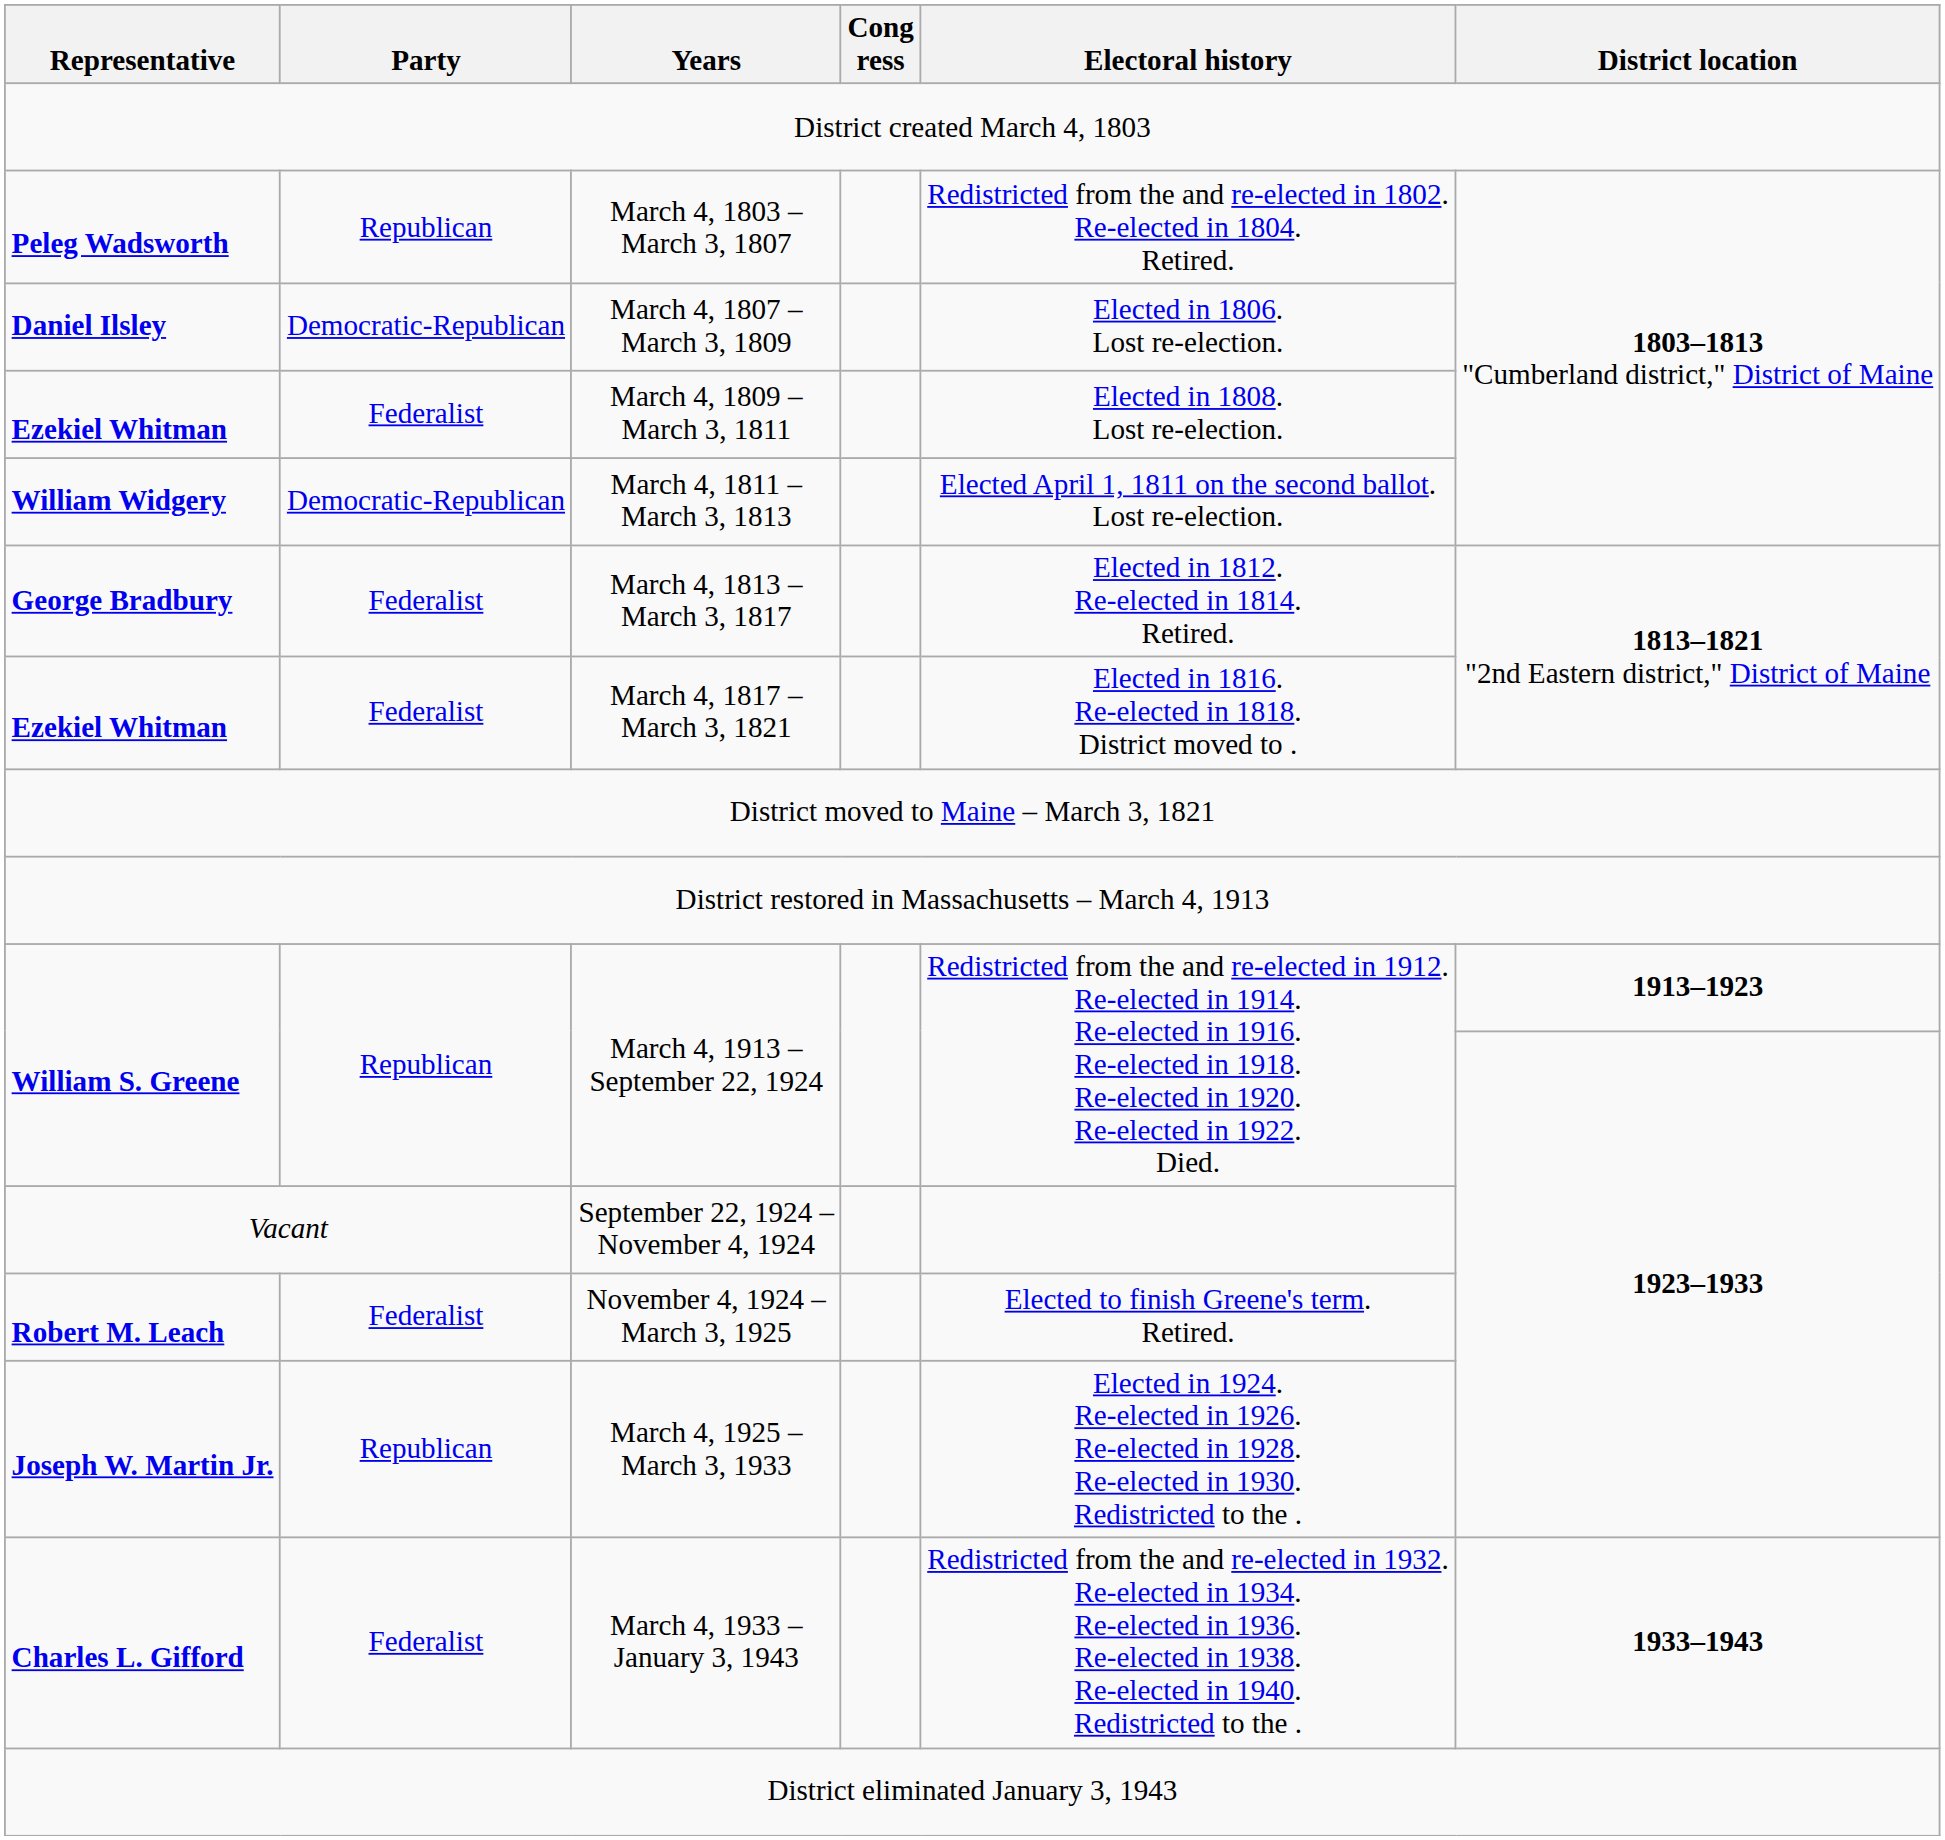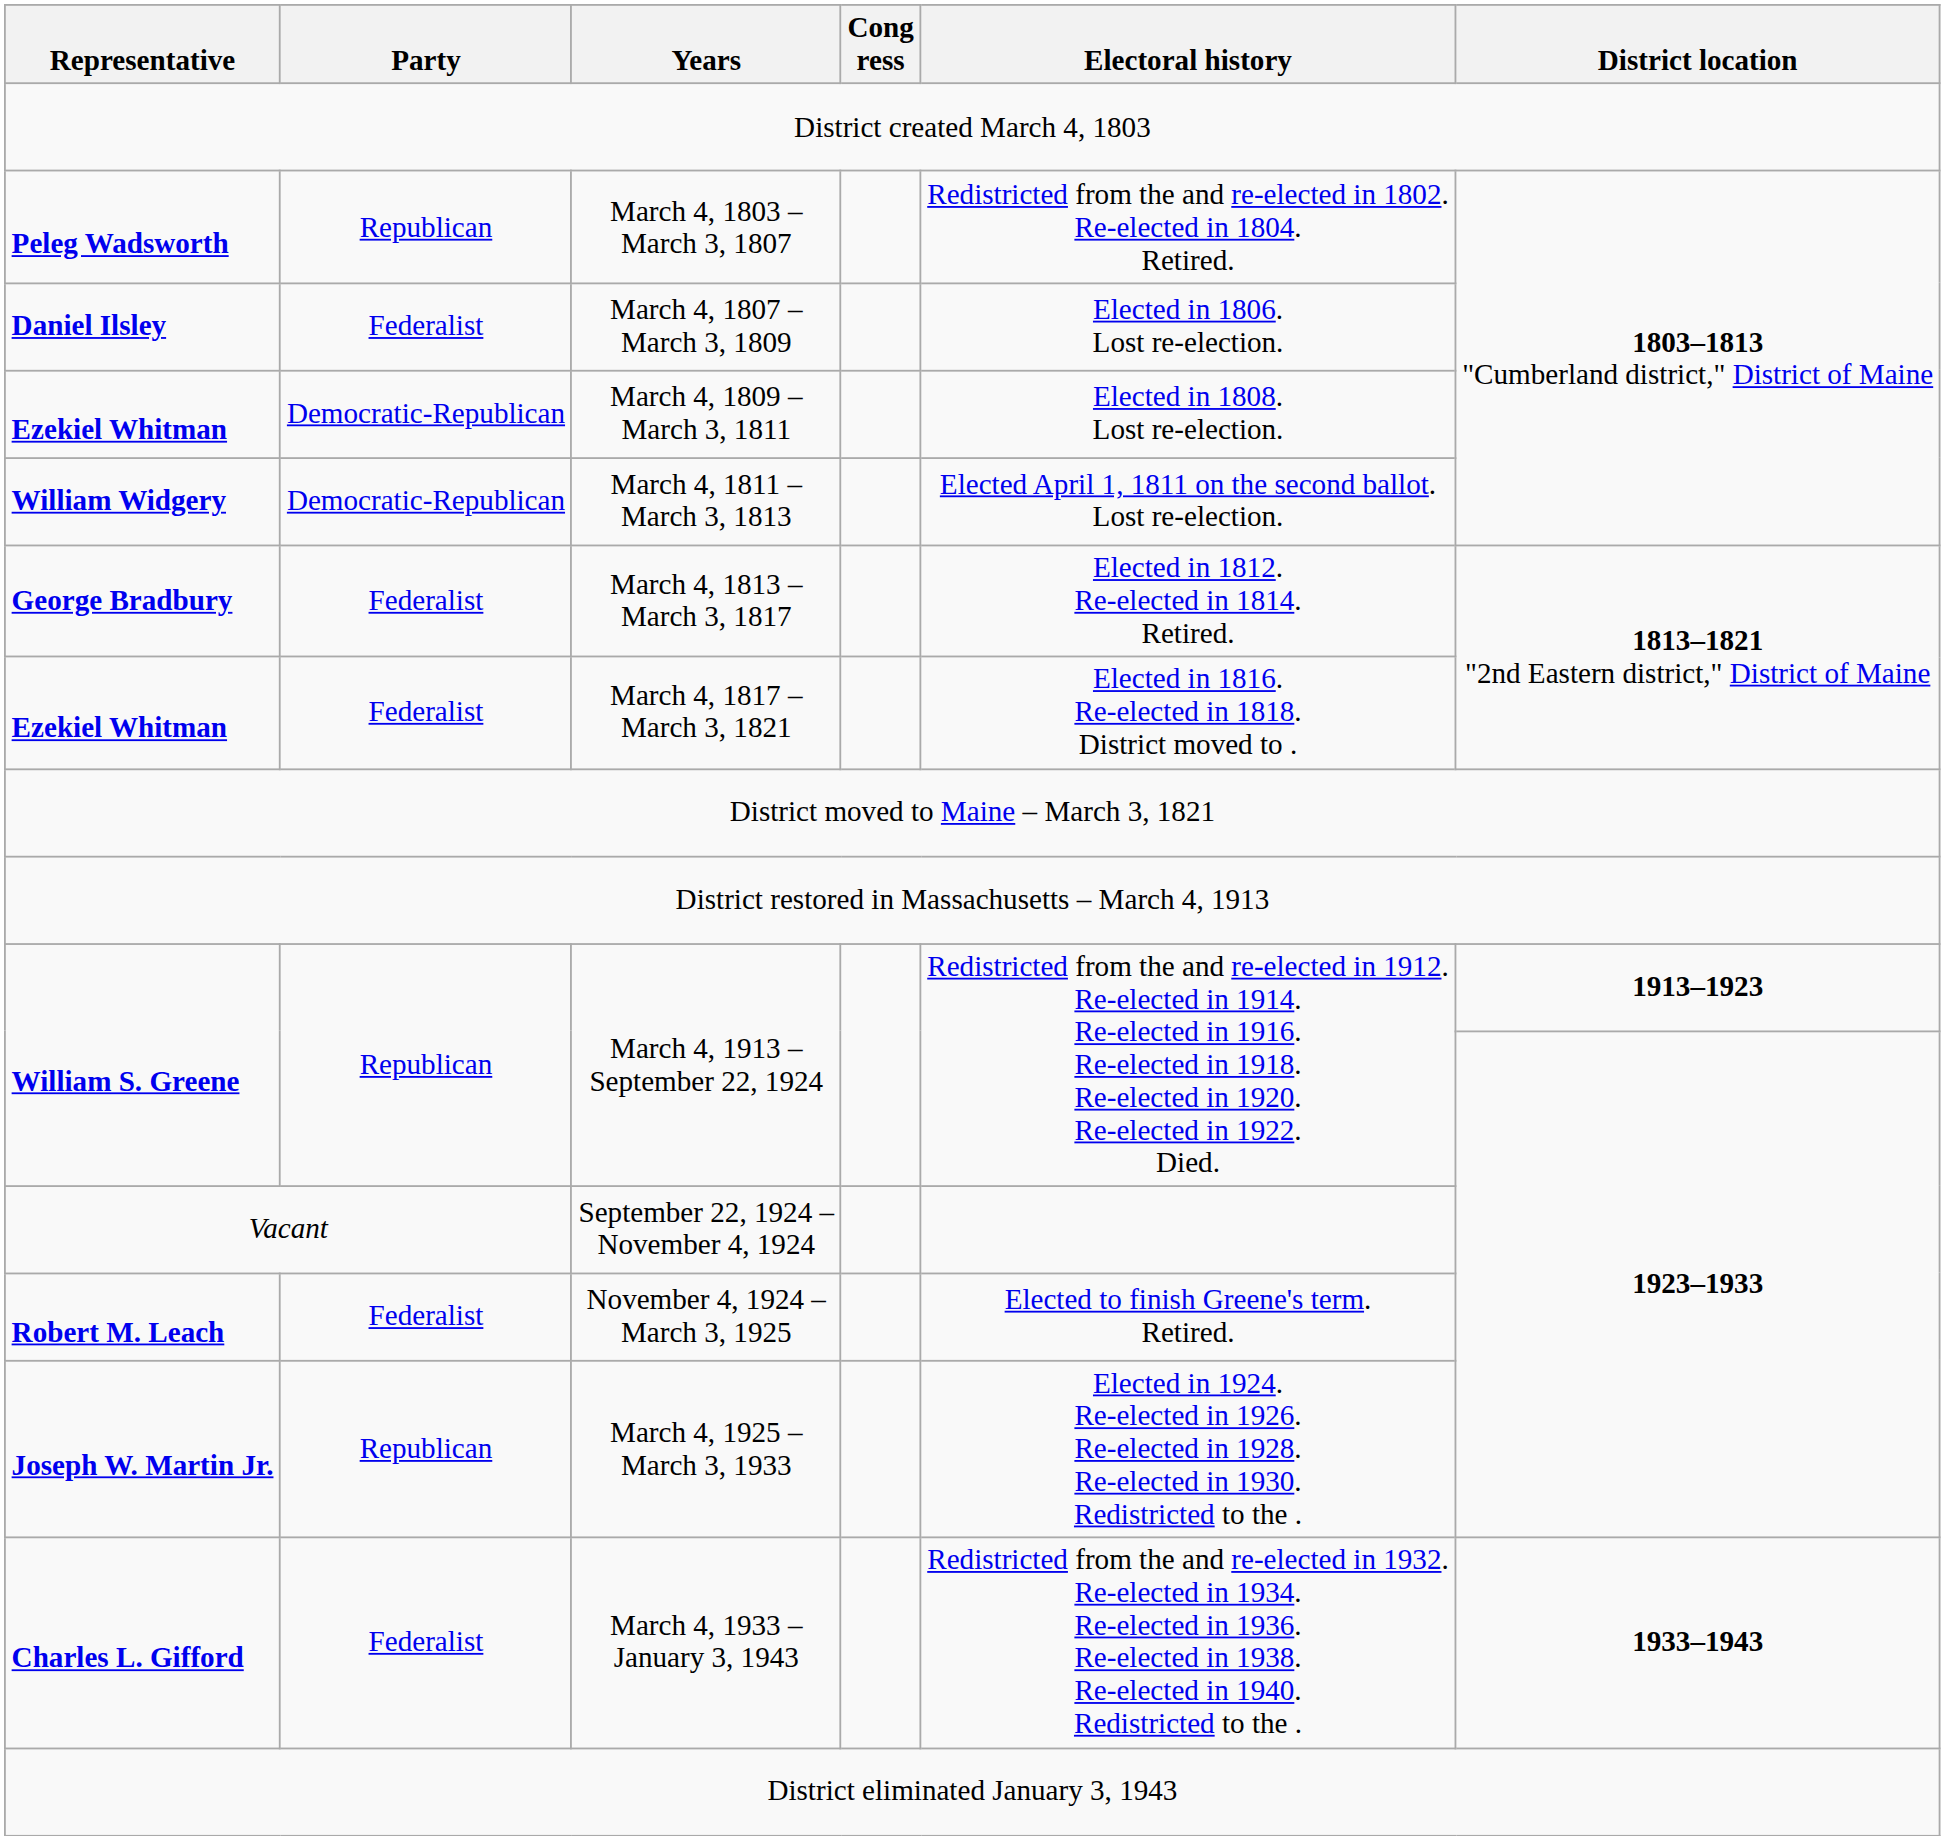(426, 326) Democratic-Republican -> (426, 326) Federalist
(426, 413) Federalist -> (426, 413) Democratic-Republican
